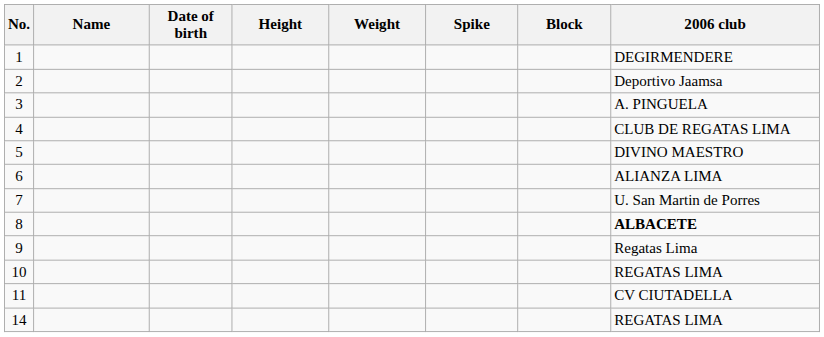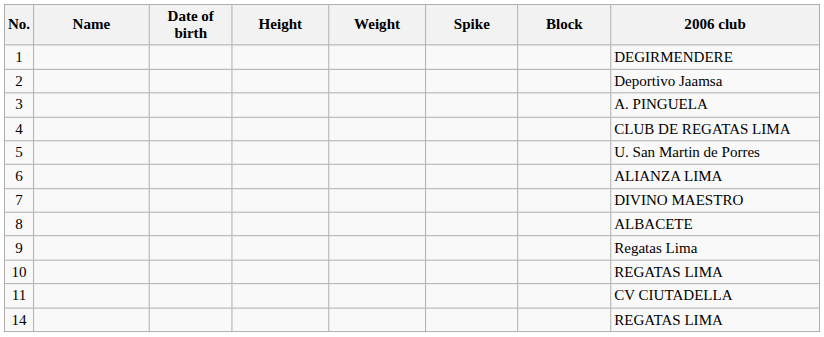(679, 152) DIVINO MAESTRO -> (687, 152) U. San Martin de Porres
(687, 200) U. San Martin de Porres -> (679, 200) DIVINO MAESTRO
(656, 224) bold -> (653, 224) normal
